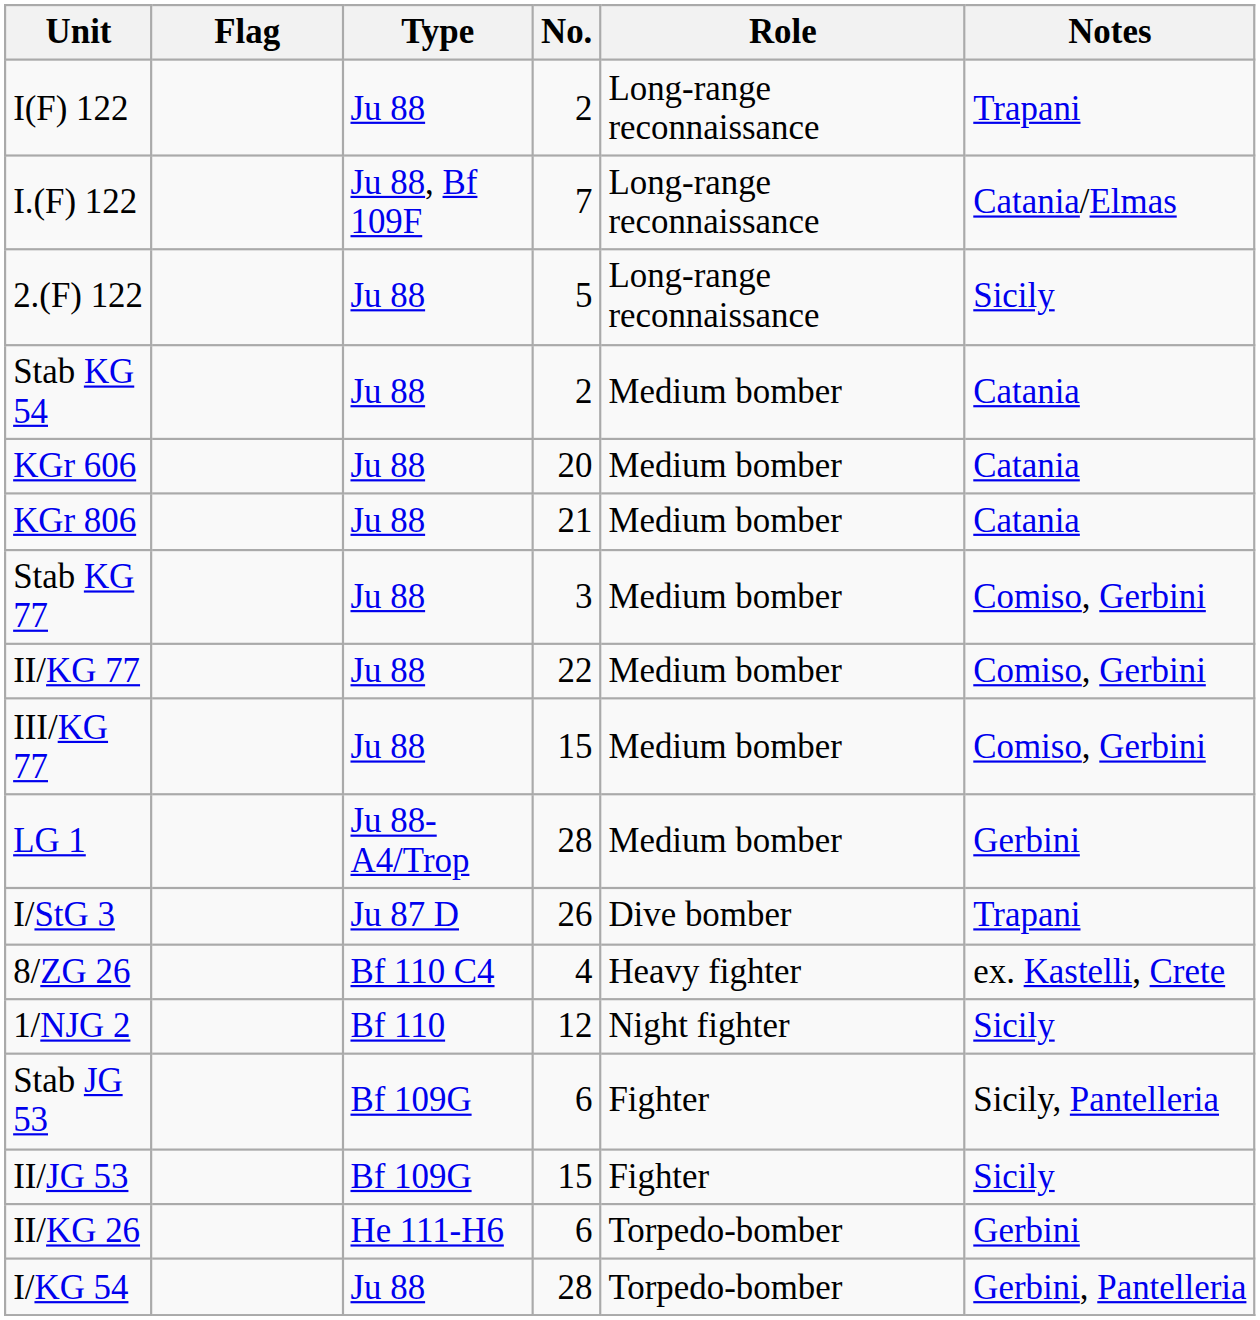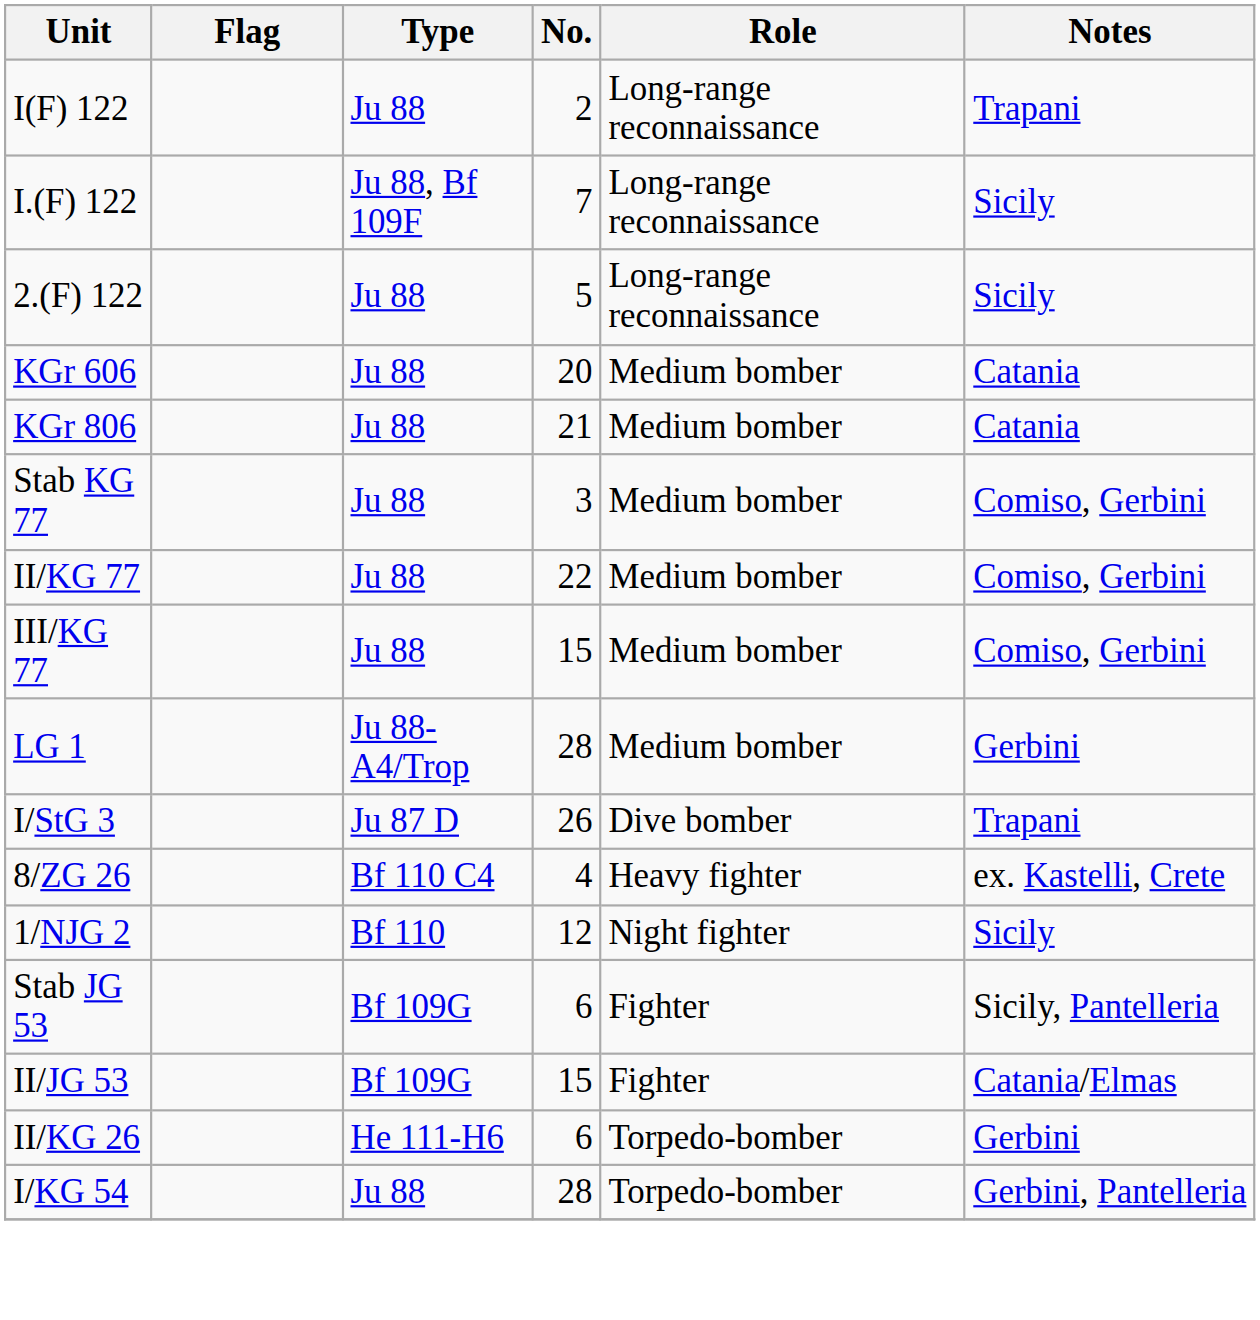(1075, 201) Catania/Elmas -> (1014, 201) Sicily
- row: (74, 390)
(1014, 1175) Sicily -> (1075, 1081) Catania/Elmas
